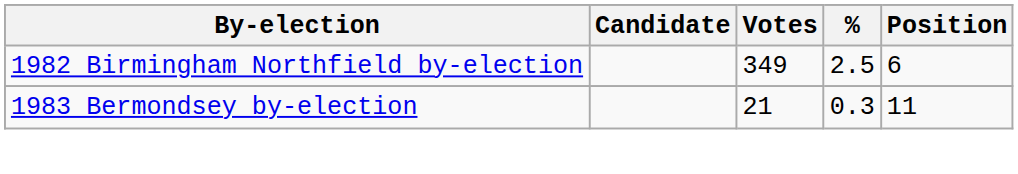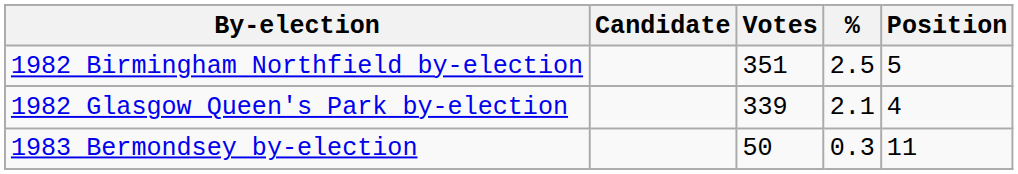(765, 66) 349 -> (765, 66) 351
(894, 66) 6 -> (894, 66) 5
+ row: (289, 107)
(758, 107) 21 -> (758, 148) 50
